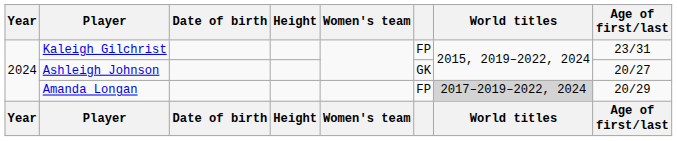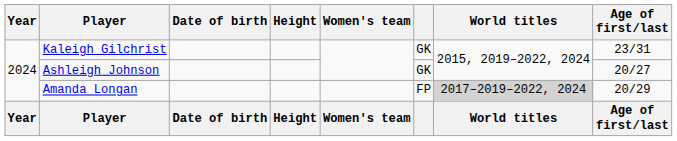(424, 49) FP -> (424, 49) GK
